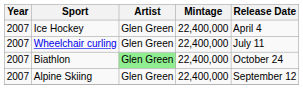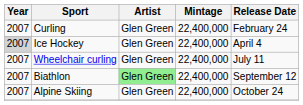+ row: (50, 28)
(18, 28) no background -> (18, 44) lightgrey background
(258, 60) October 24 -> (265, 76) September 12
(265, 76) September 12 -> (258, 92) October 24
